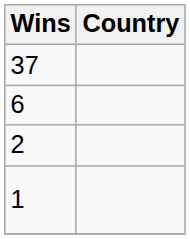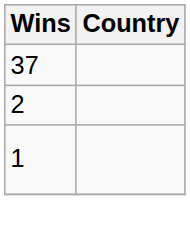- row: (18, 104)
